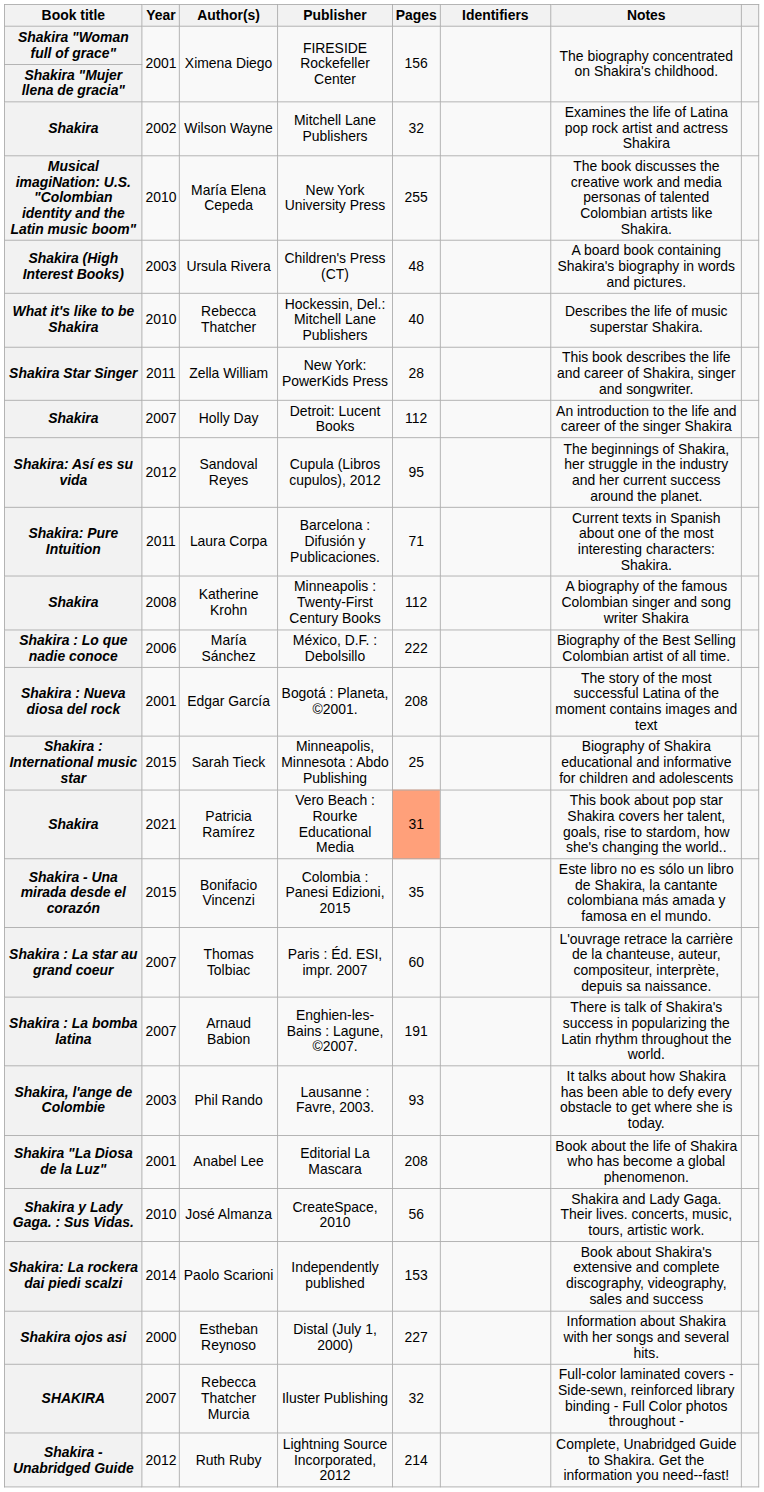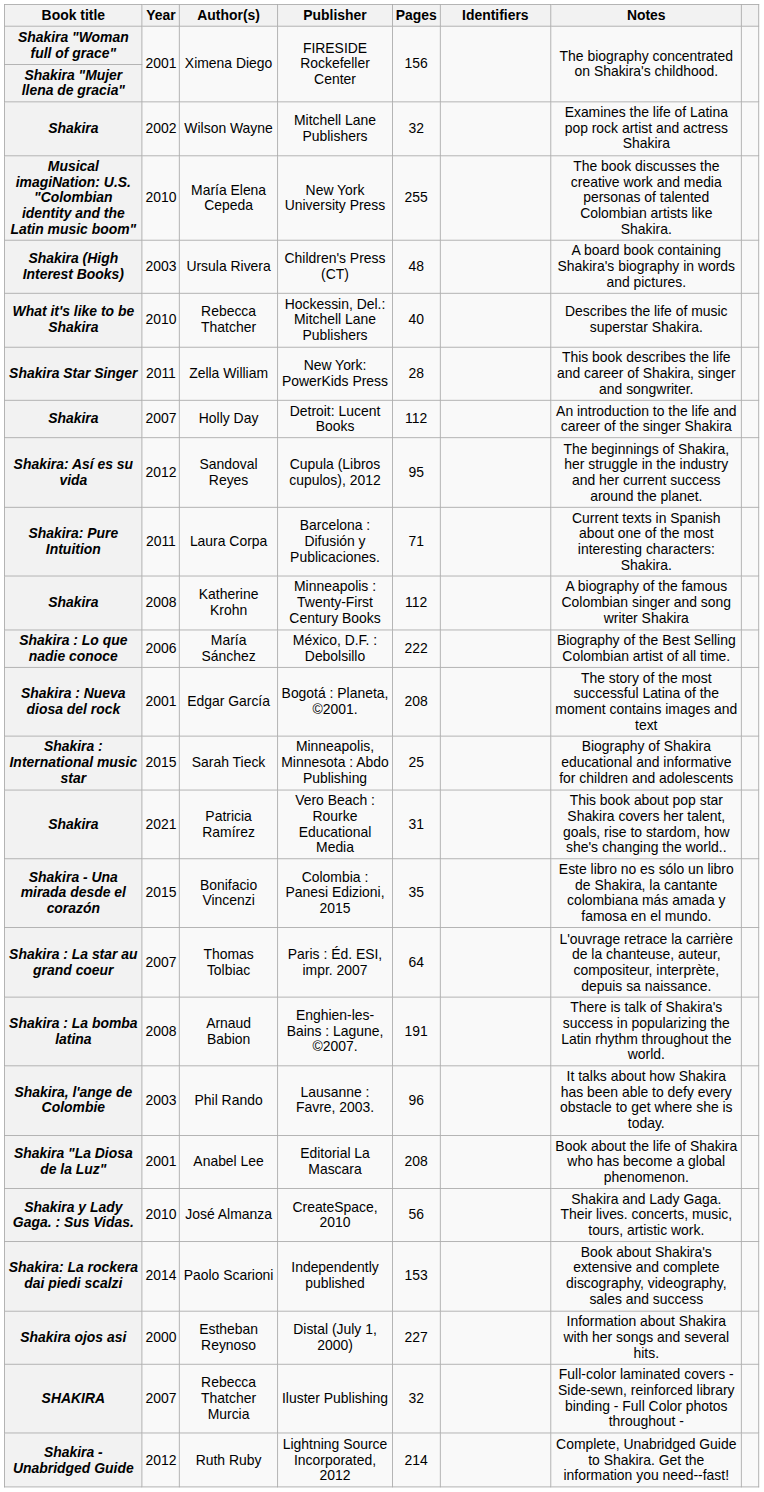(416, 824) lightsalmon background -> (416, 824) no background
(416, 962) 60 -> (416, 962) 64
(161, 1031) 2007 -> (161, 1031) 2008
(416, 1100) 93 -> (416, 1100) 96
